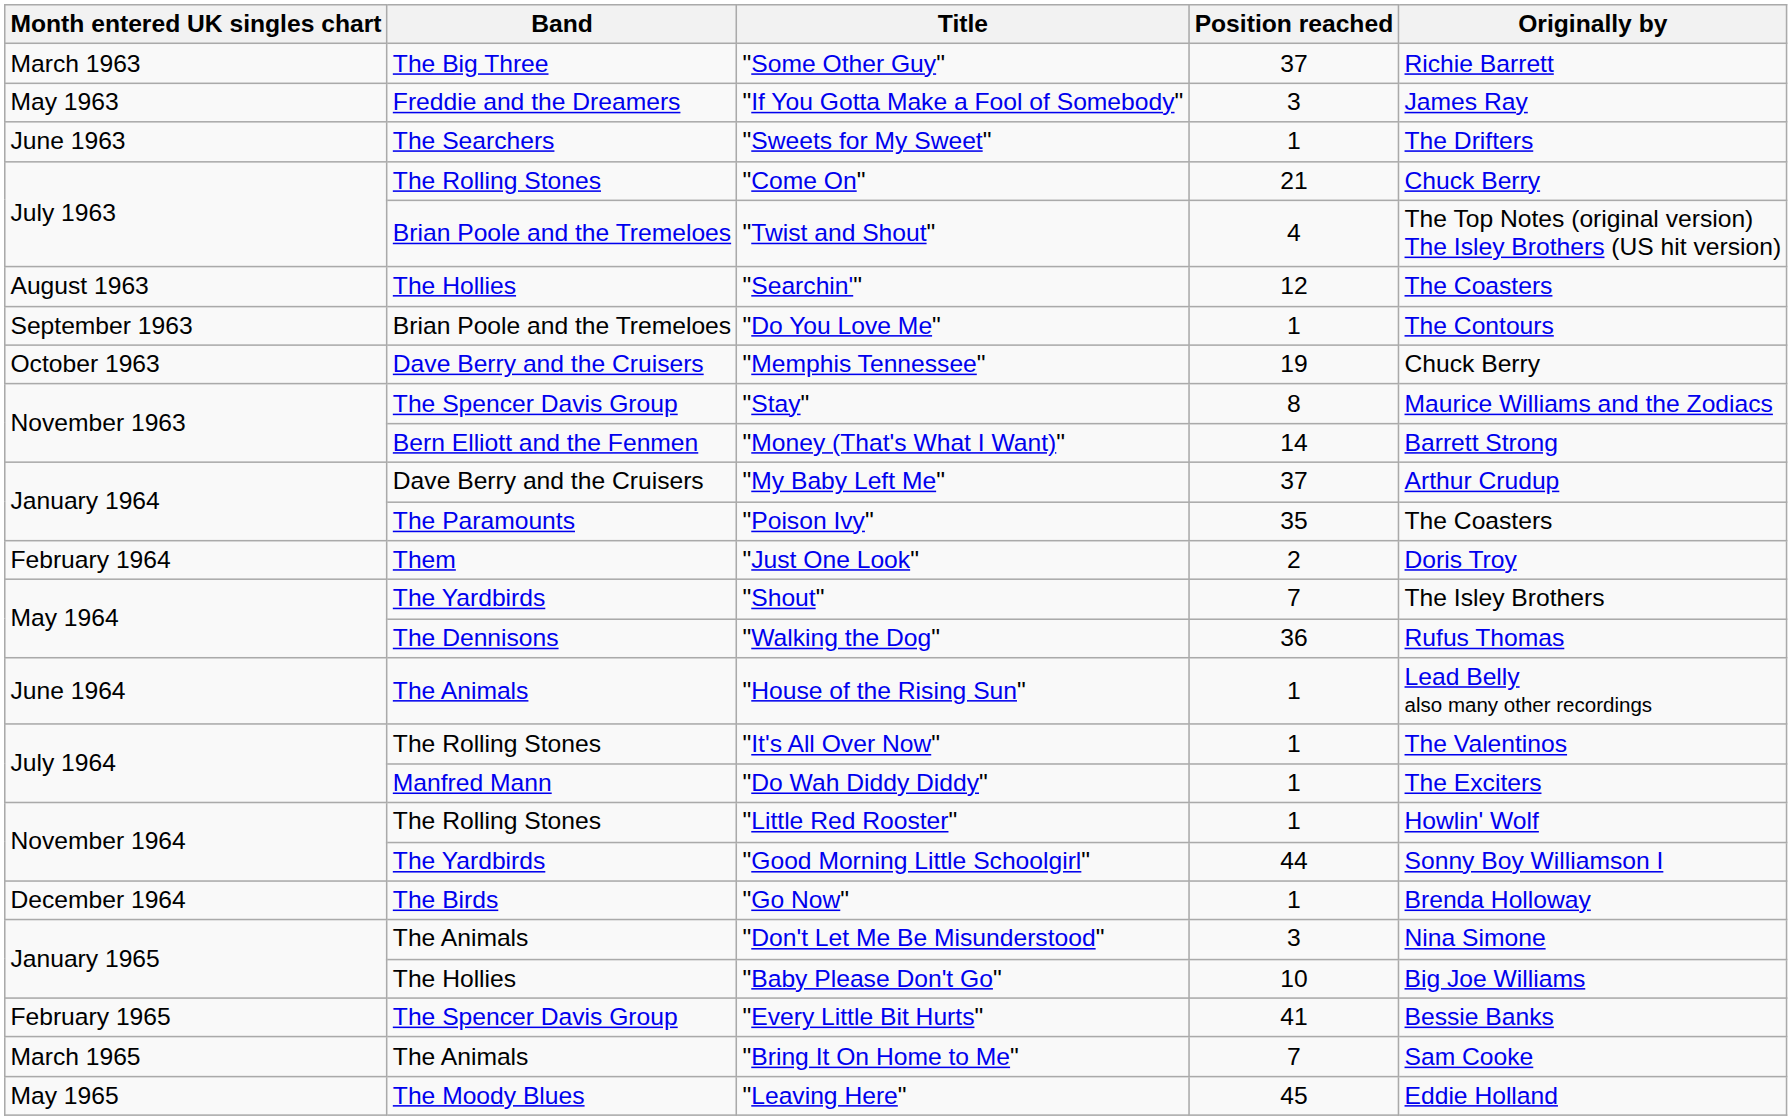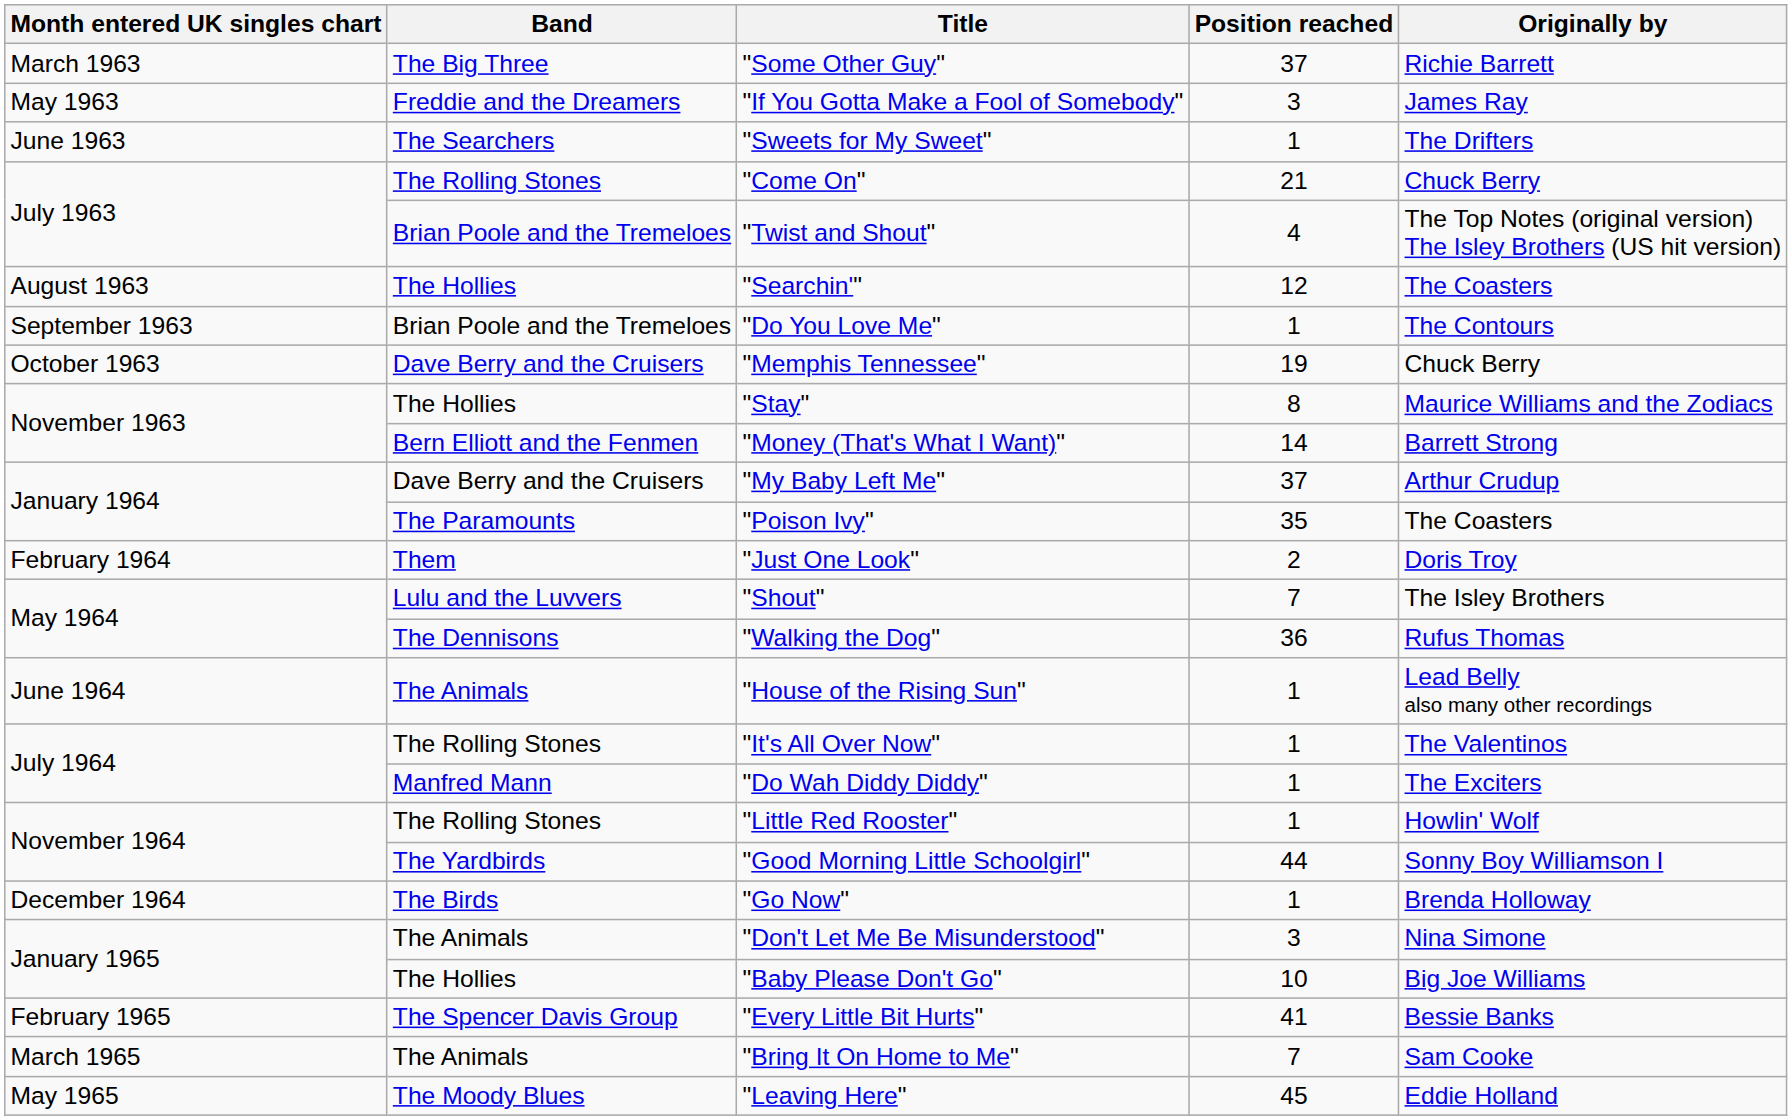(535, 403) The Spencer Davis Group -> (454, 403) The Hollies
(469, 598) The Yardbirds -> (507, 598) Lulu and the Luvvers
